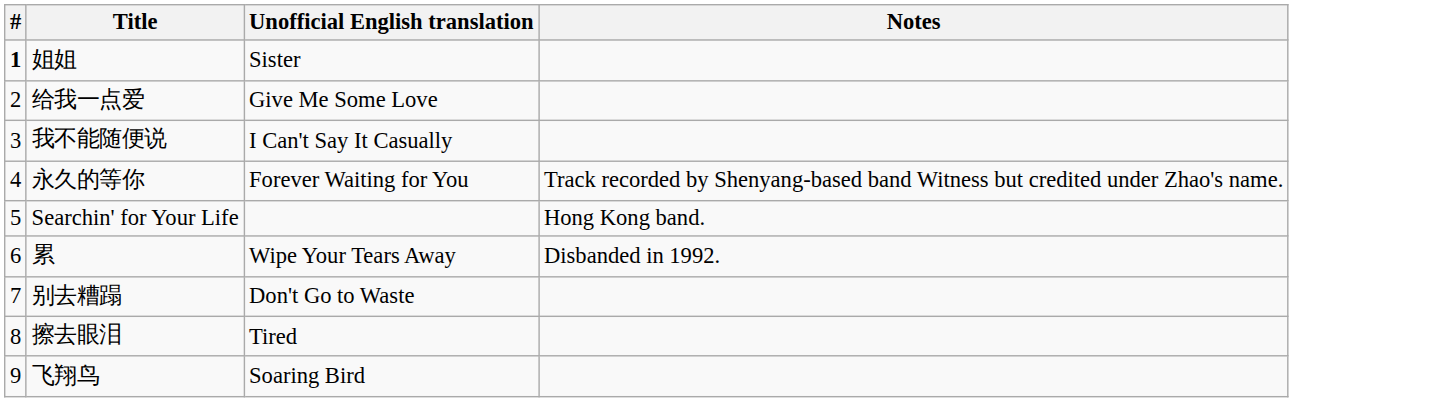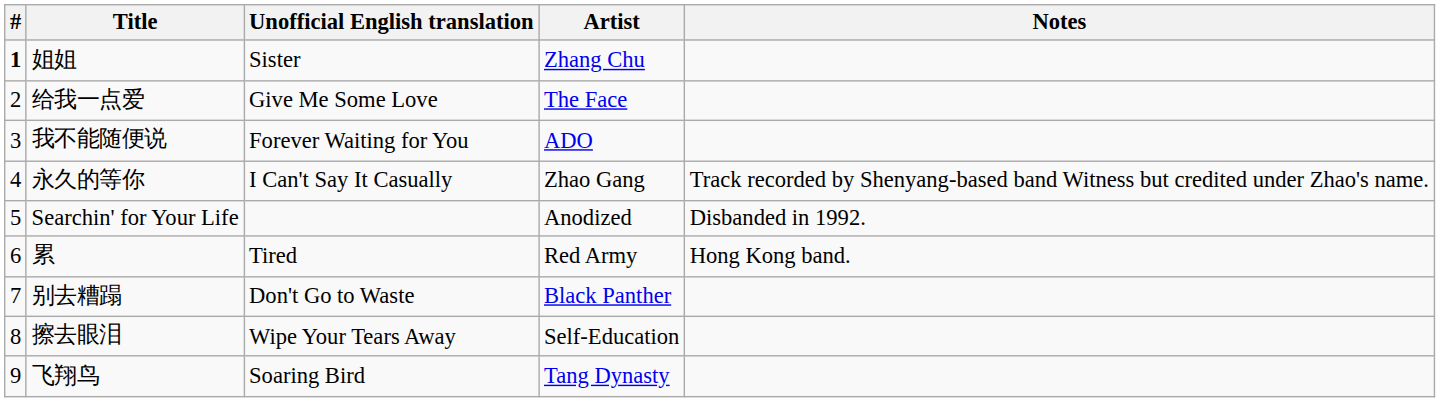+ column: (612, 22)
(351, 140) I Can't Say It Casually -> (359, 140) Forever Waiting for You
(359, 180) Forever Waiting for You -> (351, 180) I Can't Say It Casually
(625, 218) Hong Kong band. -> (778, 218) Disbanded in 1992.
(352, 256) Wipe Your Tears Away -> (273, 256) Tired
(632, 256) Disbanded in 1992. -> (770, 256) Hong Kong band.
(273, 336) Tired -> (352, 336) Wipe Your Tears Away
